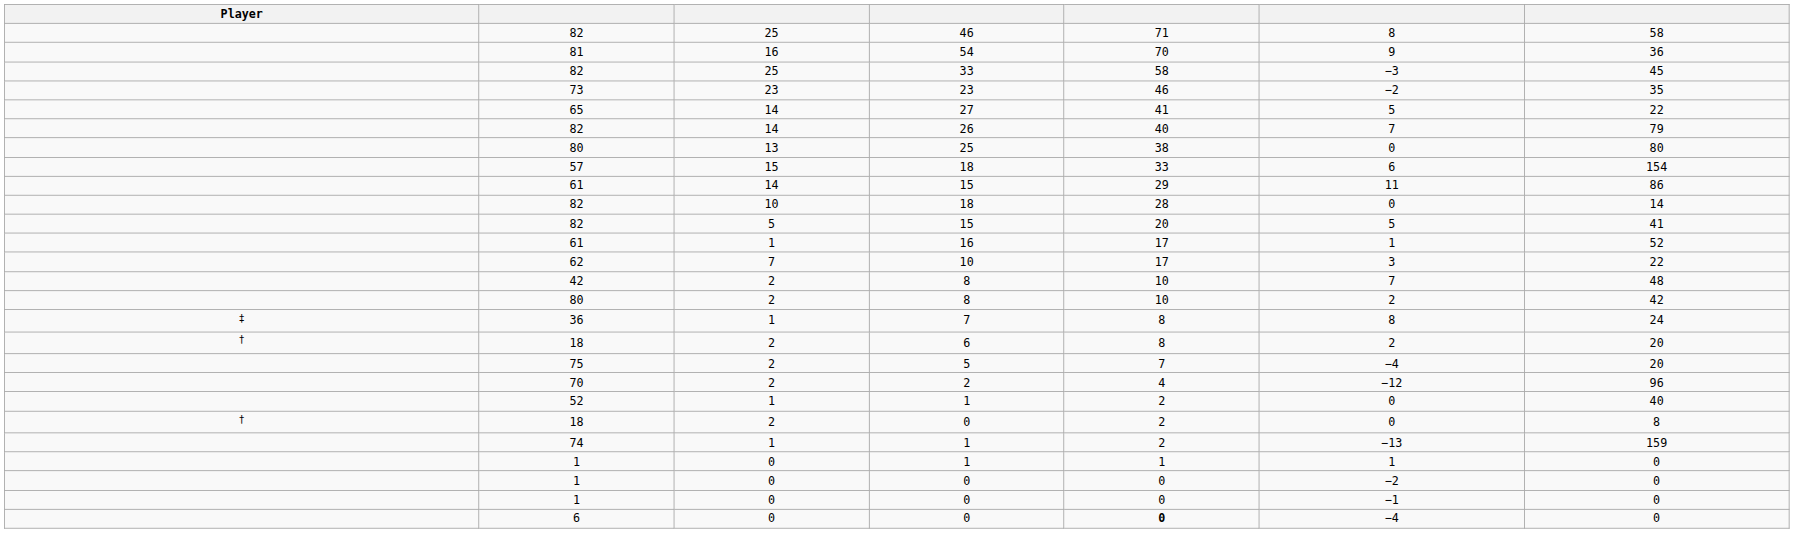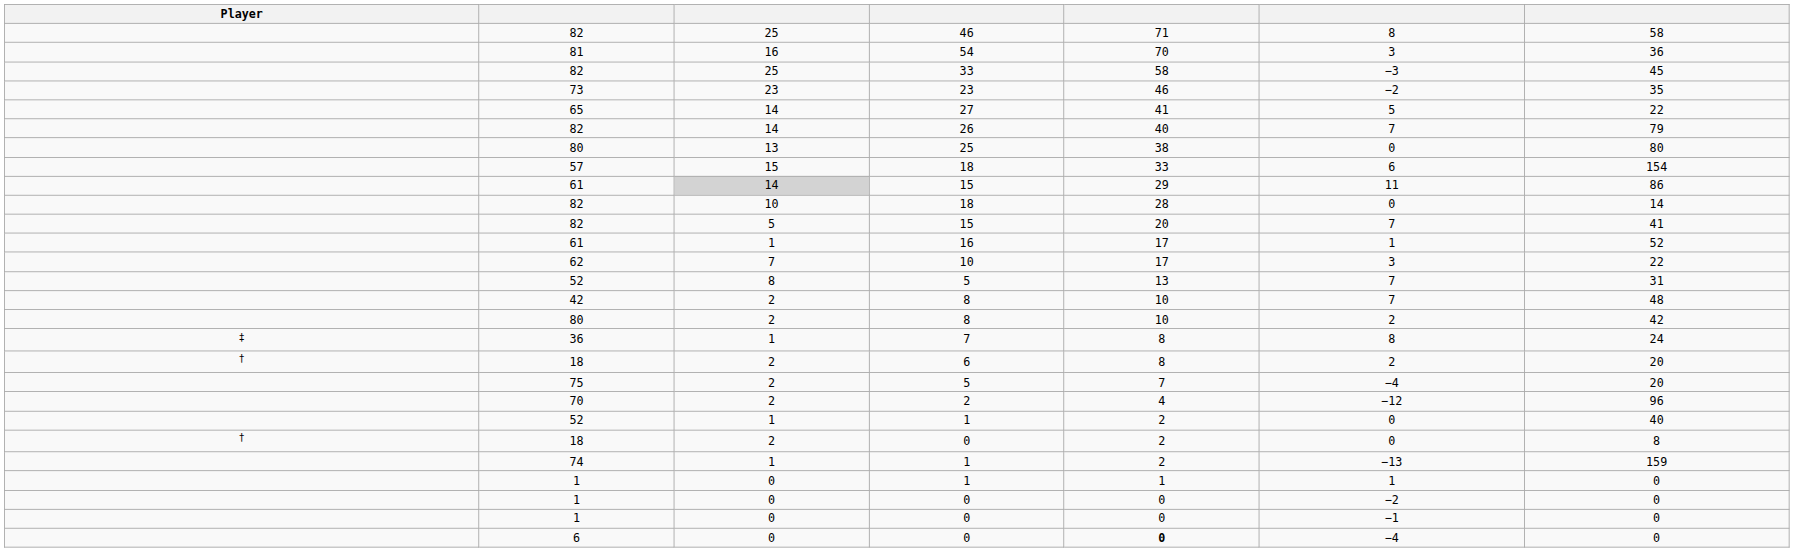(1392, 52) 9 -> (1392, 52) 3
(772, 186) no background -> (772, 186) lightgrey background
(1392, 224) 5 -> (1392, 224) 7
+ row: (577, 281)
